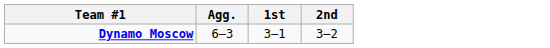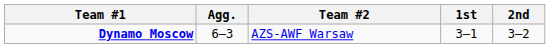+ column: (344, 14)
